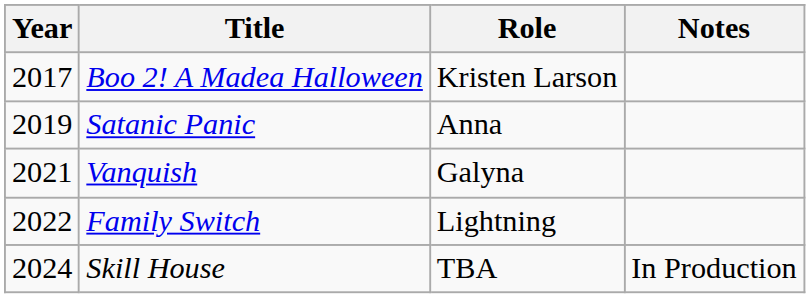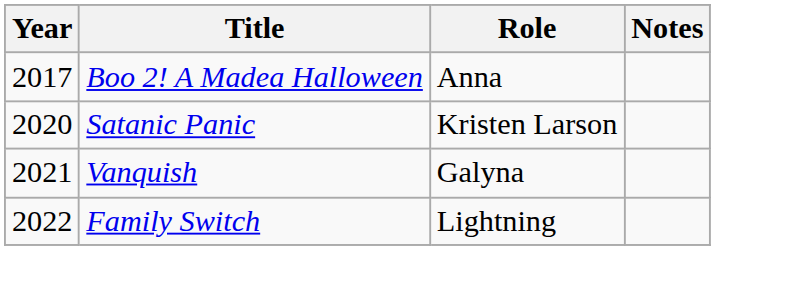(527, 76) Kristen Larson -> (470, 76) Anna
(42, 124) 2019 -> (42, 124) 2020
(470, 124) Anna -> (527, 124) Kristen Larson
- row: (156, 268)
